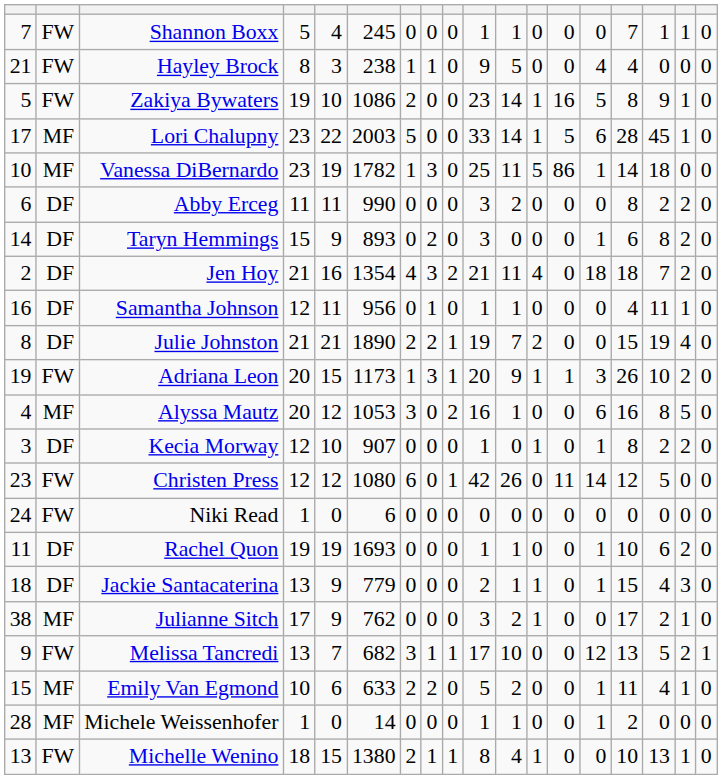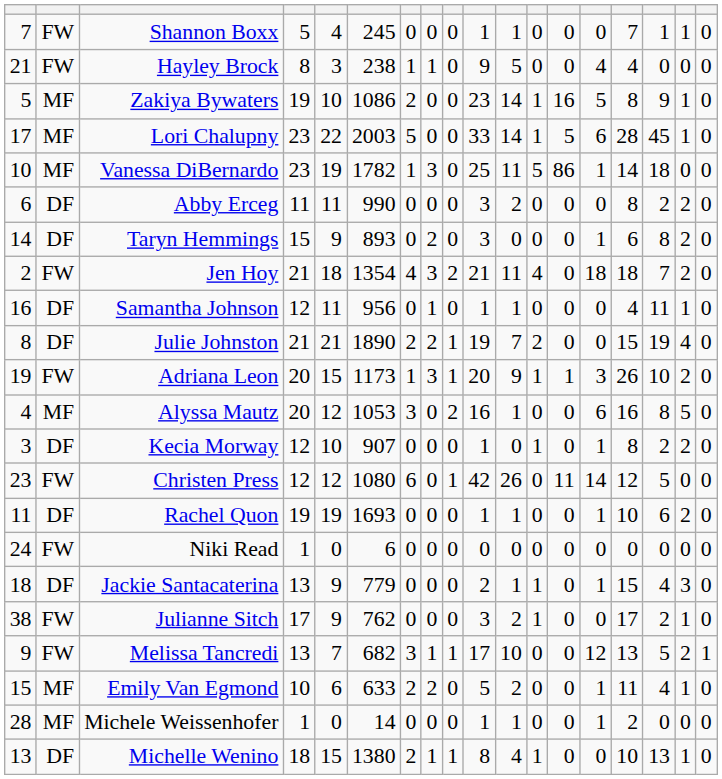(58, 100) FW -> (58, 100) MF
(60, 273) DF -> (58, 273) FW
(331, 273) 16 -> (331, 273) 18
rows swapped: (221, 549) <-> (234, 514)
(58, 618) MF -> (58, 618) FW
(58, 756) FW -> (60, 756) DF
